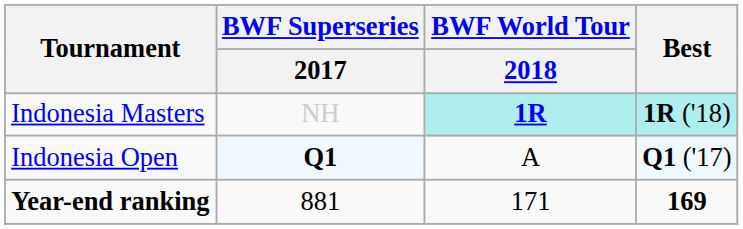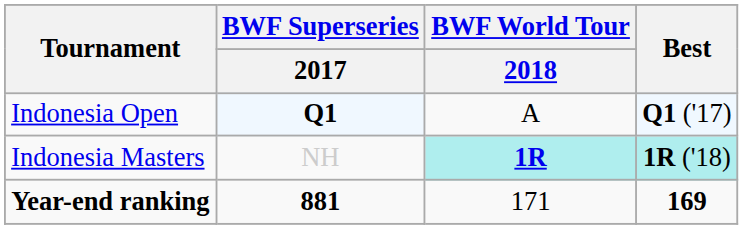rows swapped: (108, 114) <-> (95, 157)
(320, 201) normal -> (320, 201) bold
